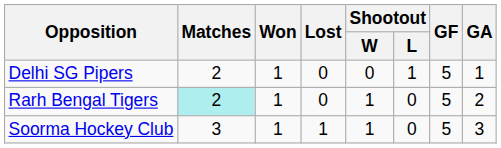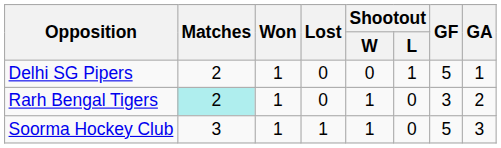(446, 101) 5 -> (446, 101) 3
